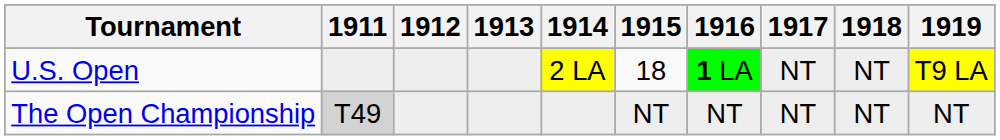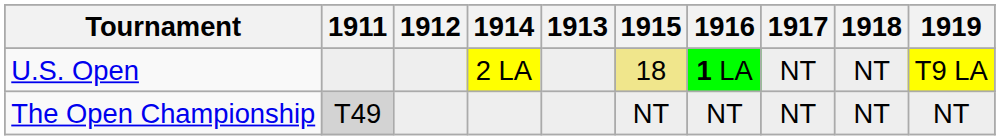columns swapped: (504, 27) <-> (577, 27)
(651, 70) no background -> (651, 70) khaki background
